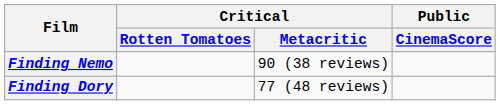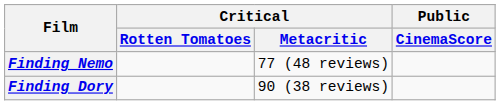(323, 64) 90 (38 reviews) -> (323, 64) 77 (48 reviews)
(323, 88) 77 (48 reviews) -> (323, 88) 90 (38 reviews)
